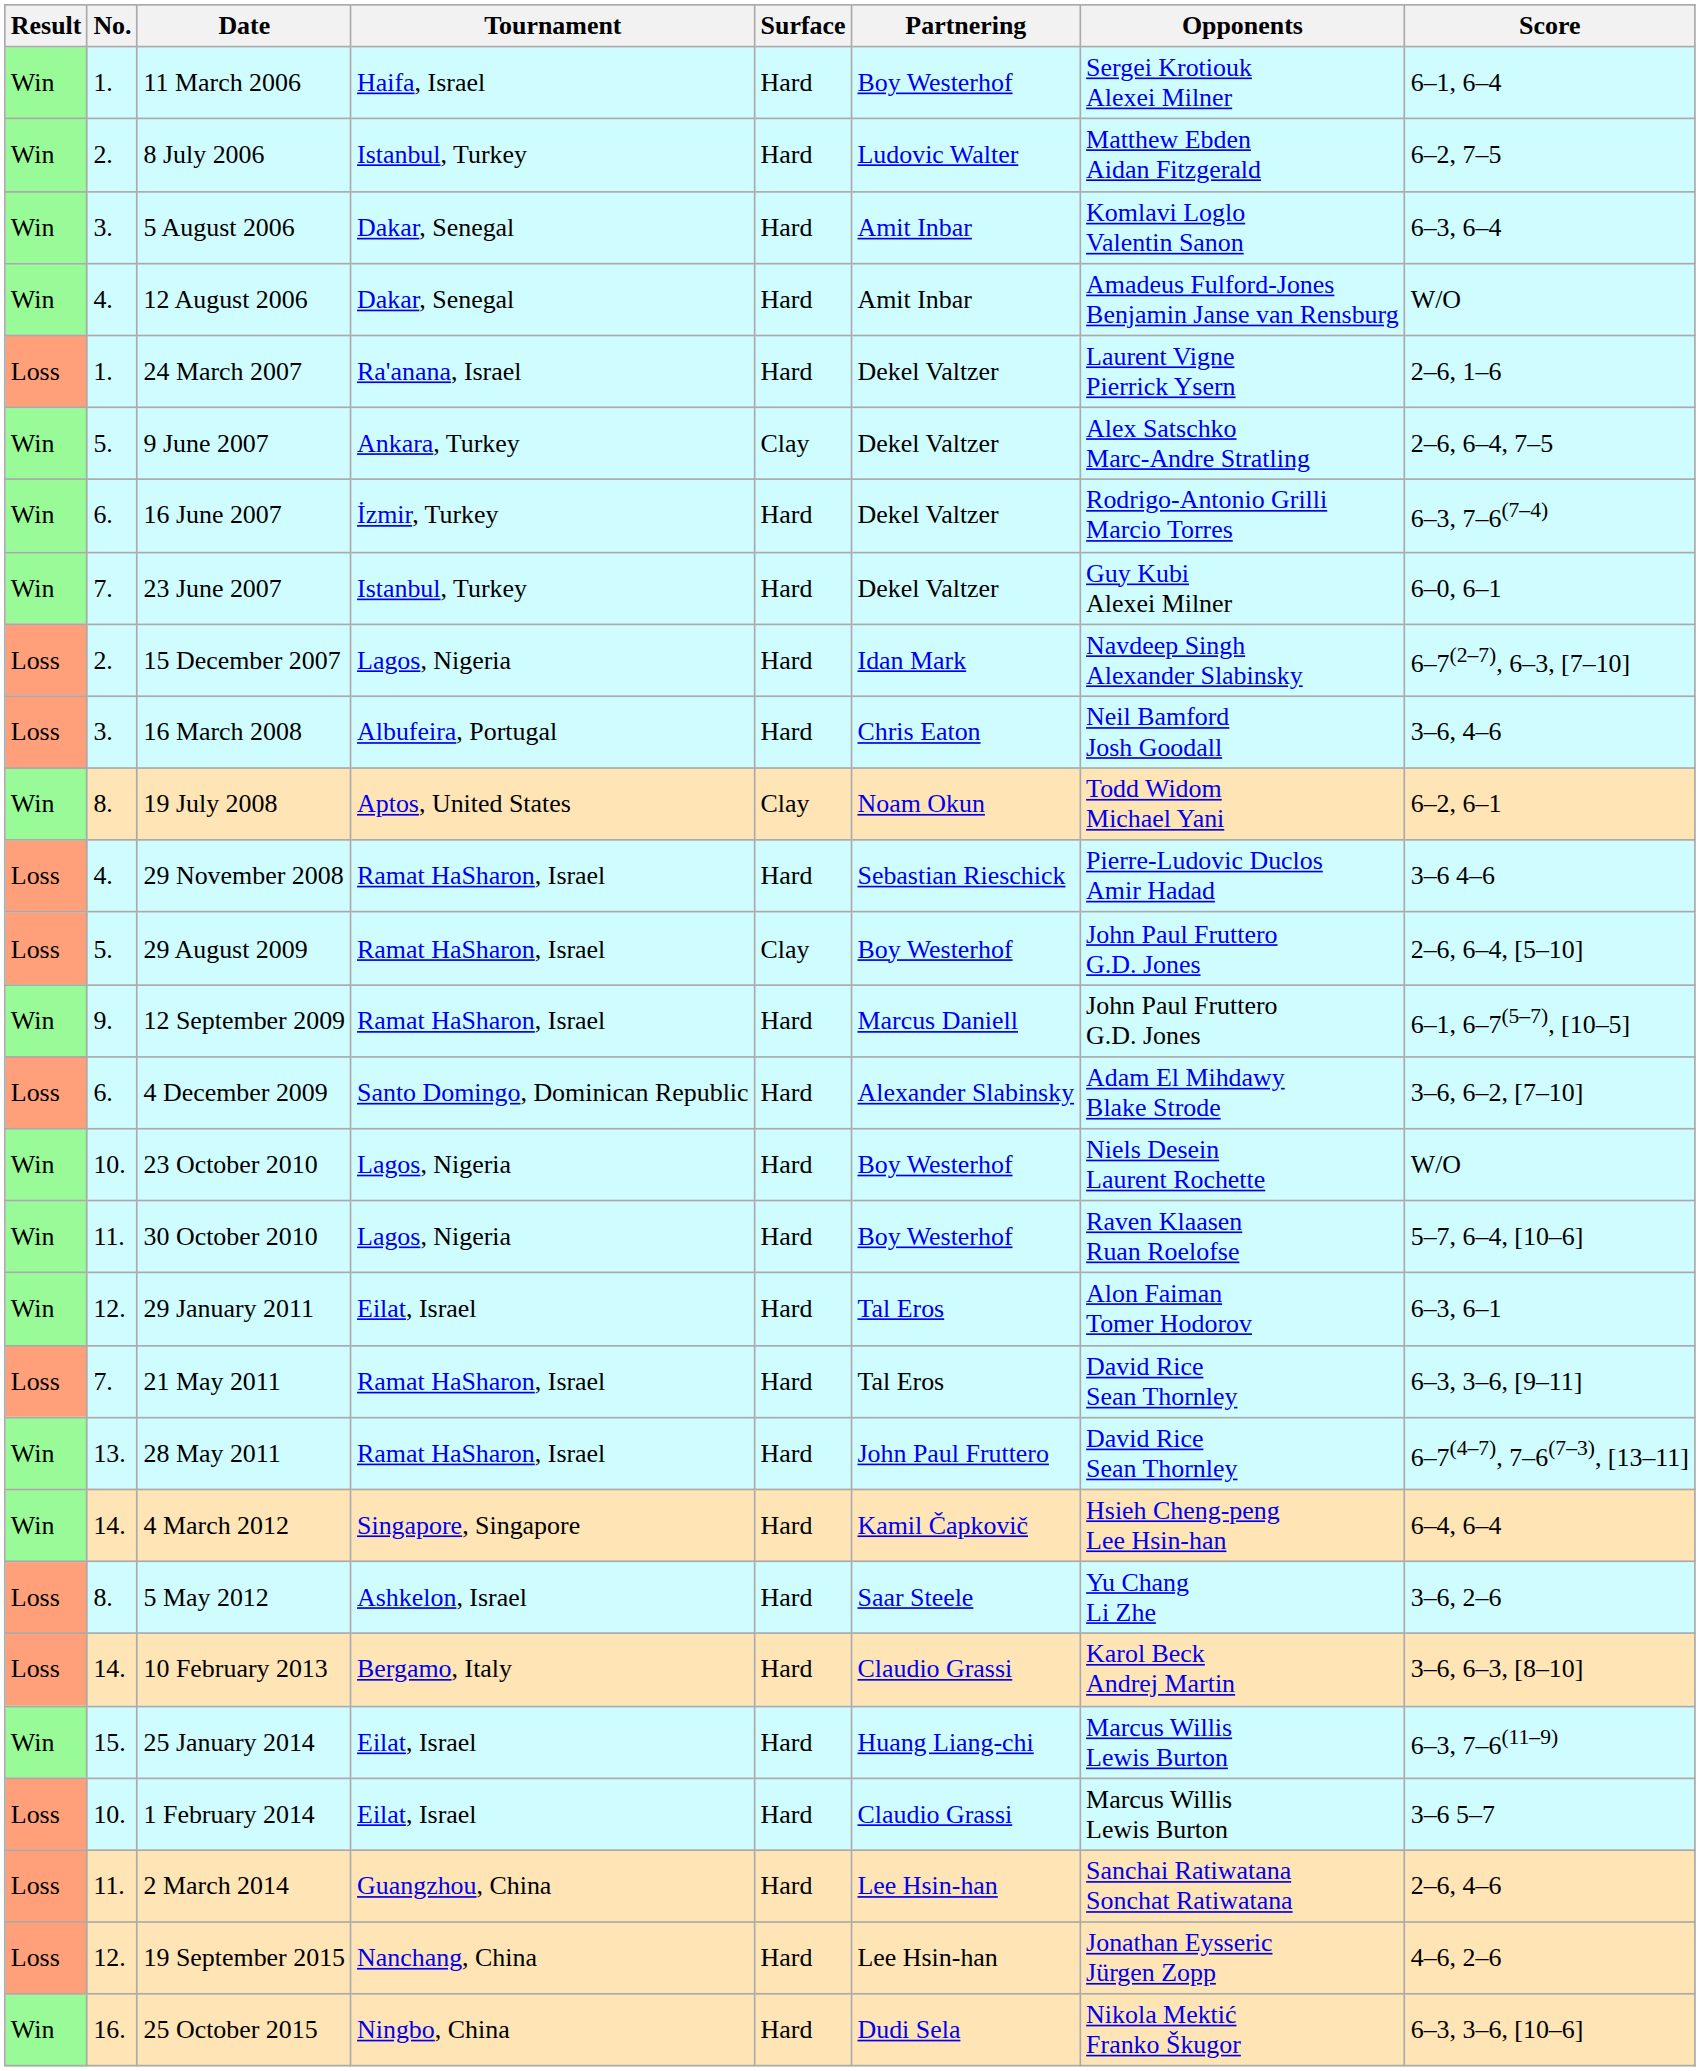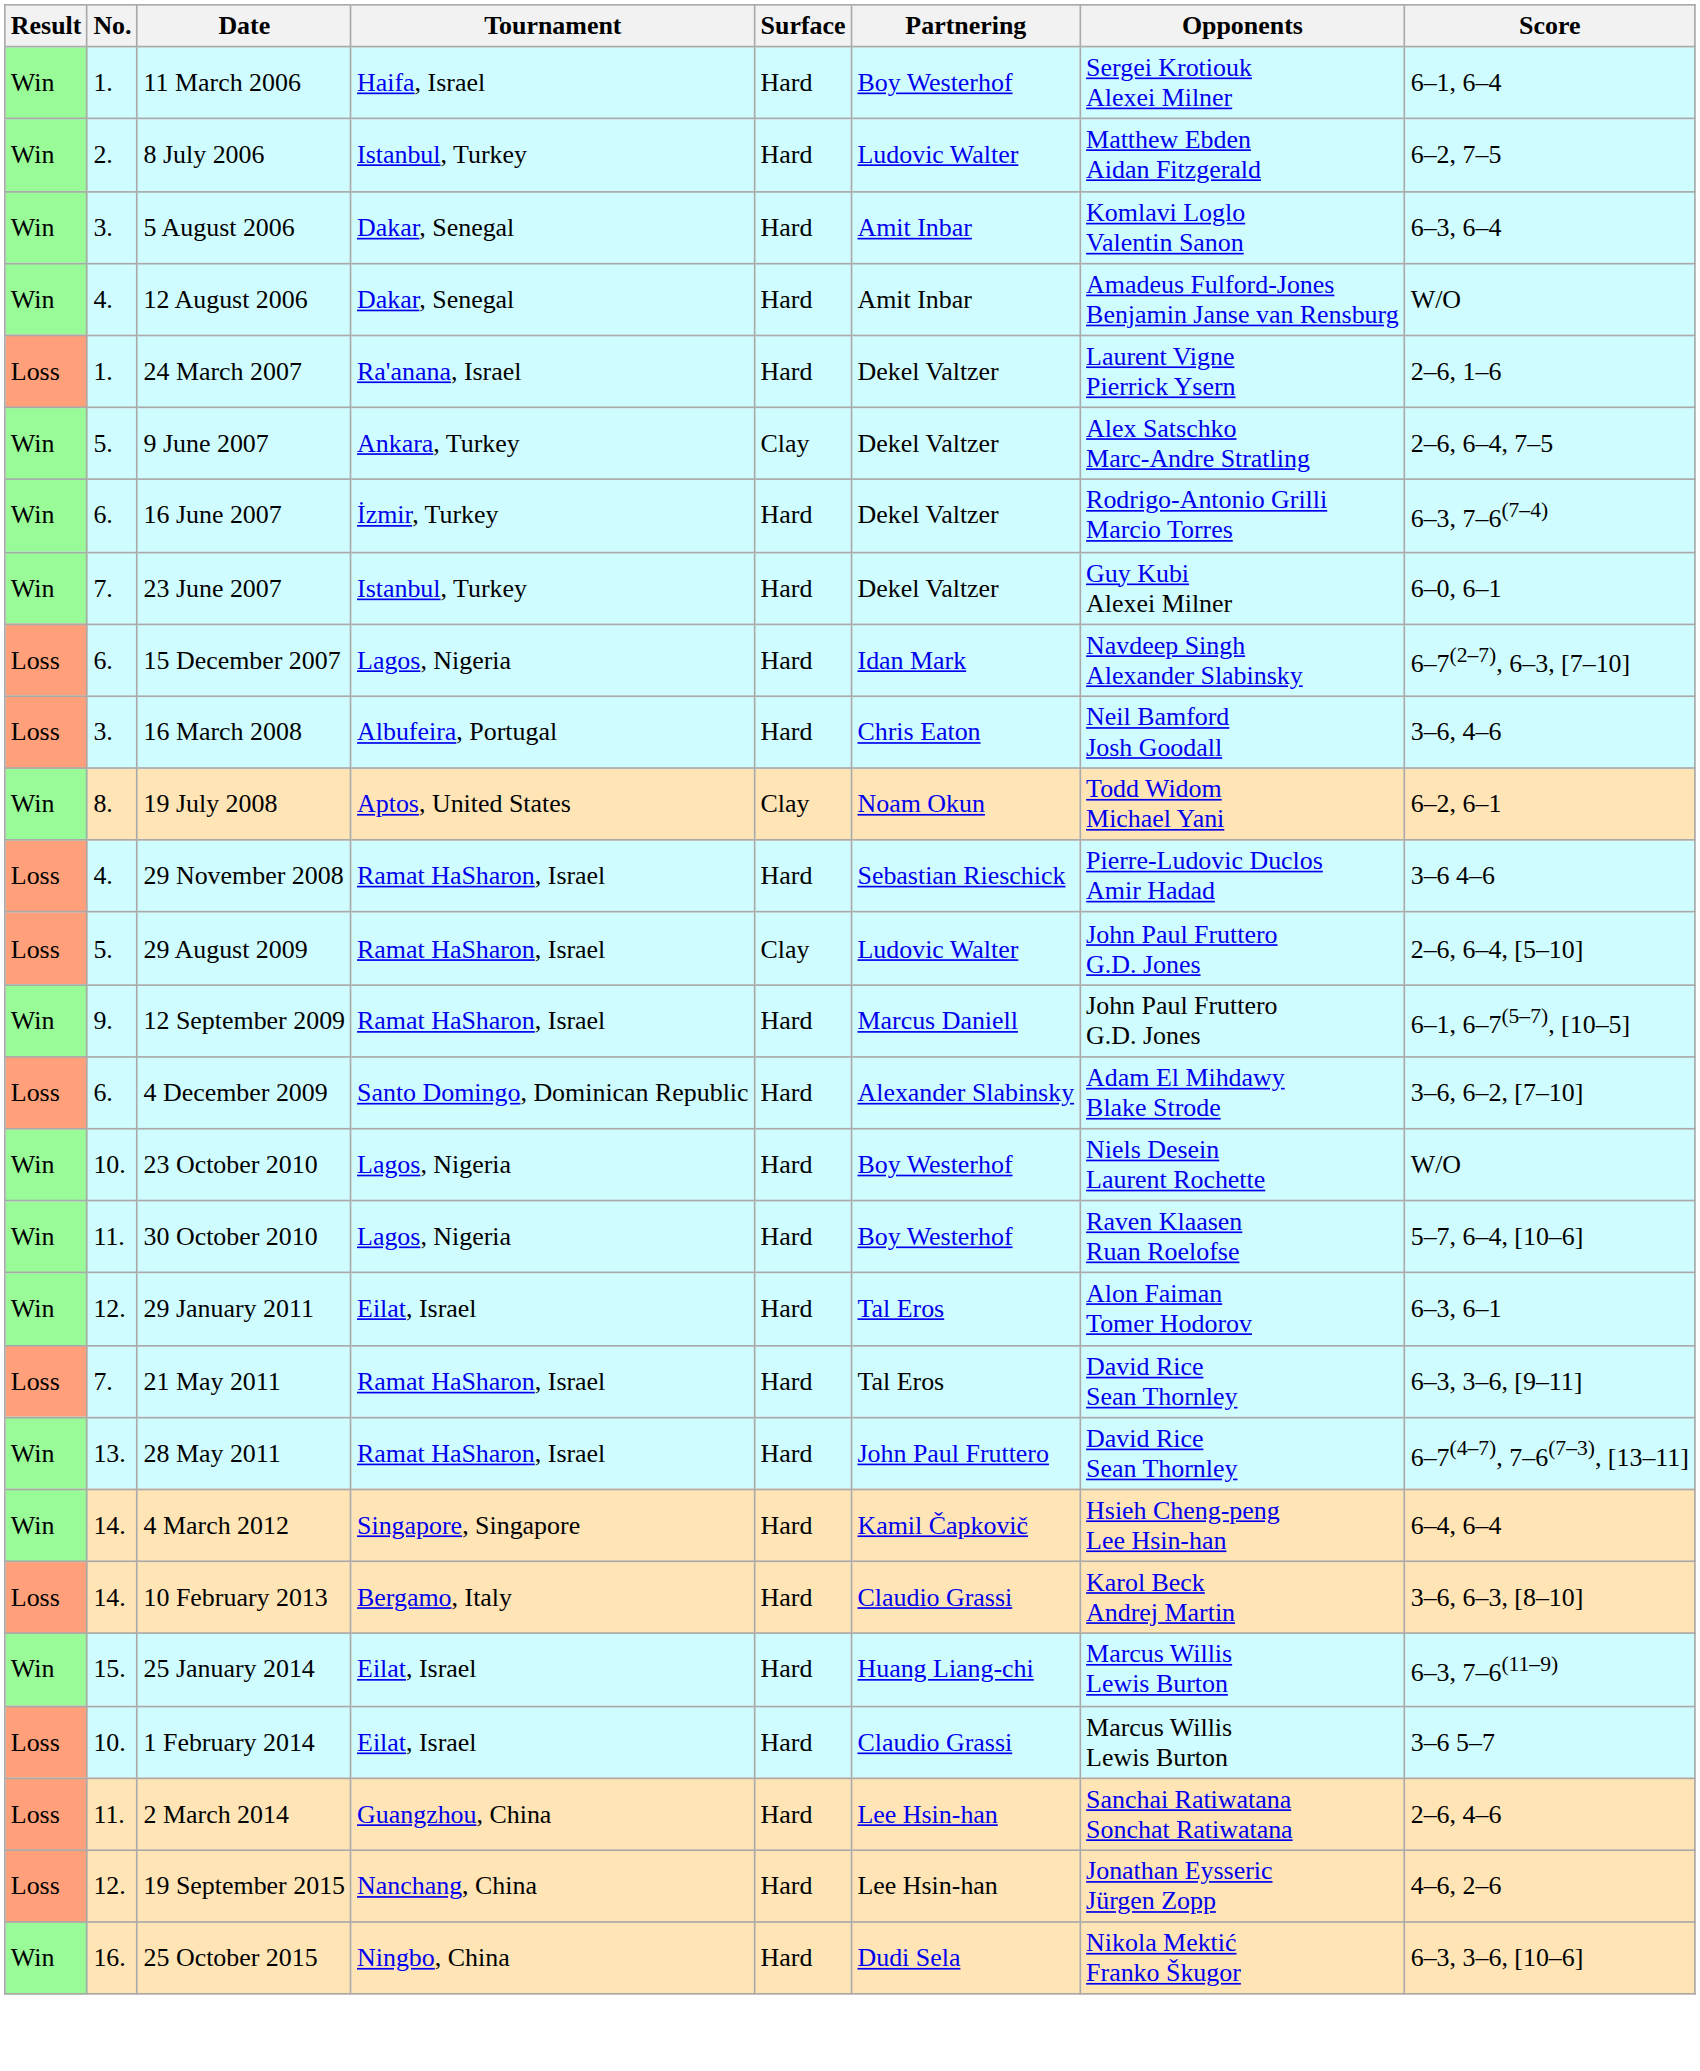(103, 659) 2. -> (103, 659) 6.
(935, 947) Boy Westerhof -> (938, 947) Ludovic Walter
- row: (206, 1596)
